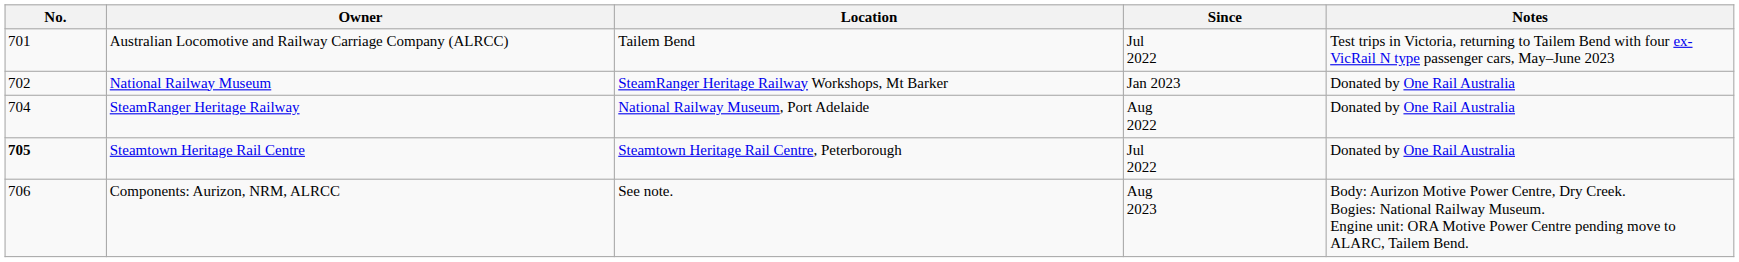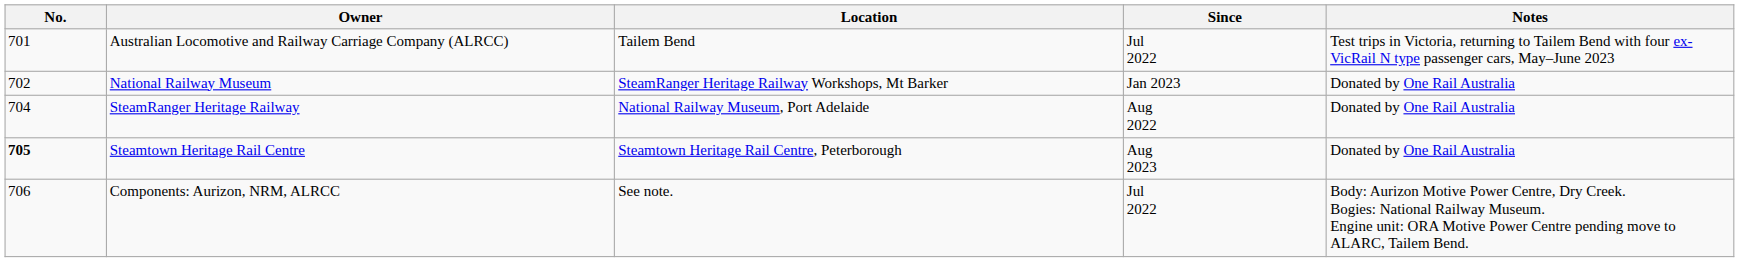(1142, 158) Jul 2022 -> (1142, 158) Aug 2023
(1142, 200) Aug 2023 -> (1142, 200) Jul 2022
